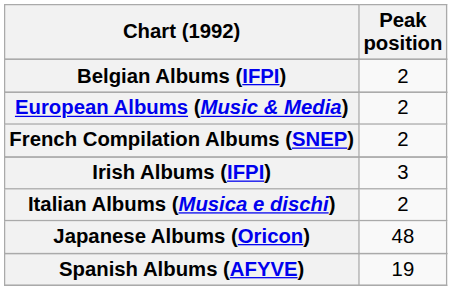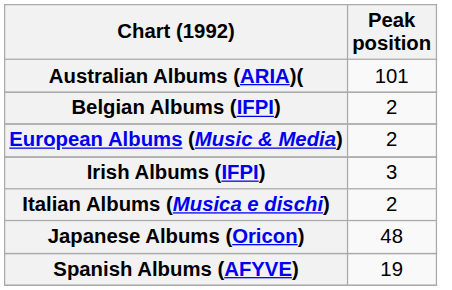+ row: (176, 75)
- row: (182, 140)
